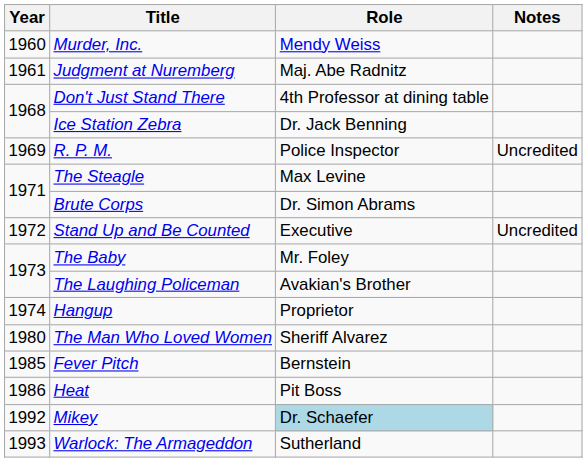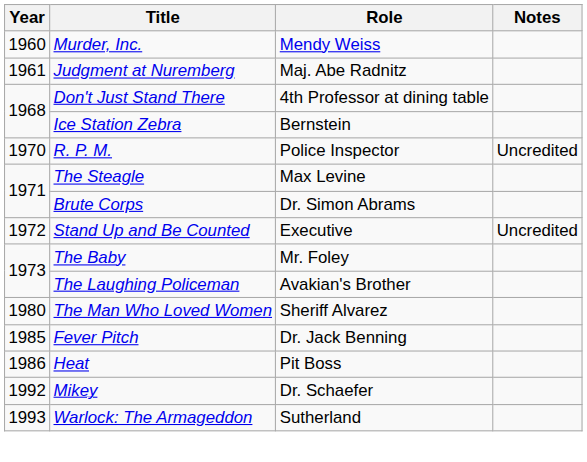(343, 124) Dr. Jack Benning -> (315, 124) Bernstein
(27, 151) 1969 -> (27, 151) 1970
- row: (83, 310)
(315, 364) Bernstein -> (343, 337) Dr. Jack Benning
(326, 417) lightblue background -> (326, 390) no background
